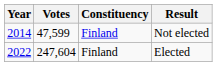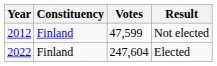columns swapped: (115, 14) <-> (56, 14)
(19, 33) 2014 -> (19, 33) 2012
